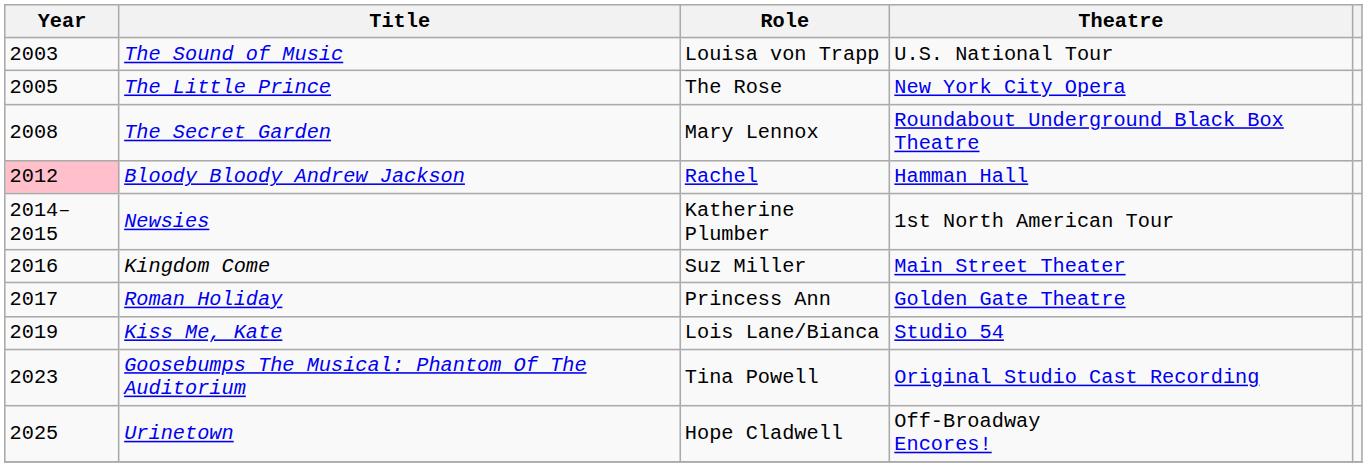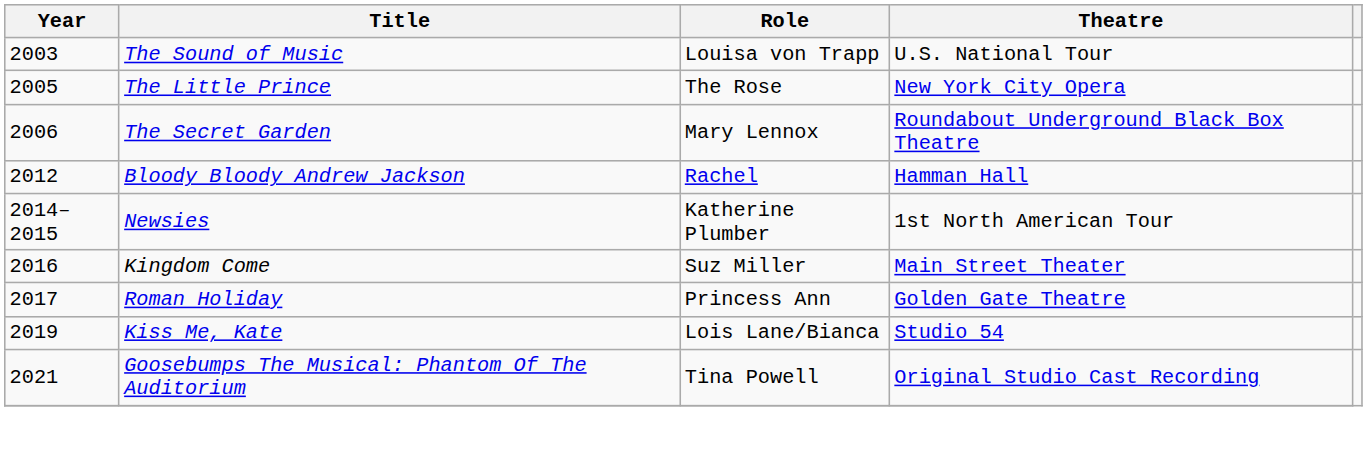(34, 132) 2008 -> (34, 132) 2006
(34, 177) pink background -> (34, 177) no background
(34, 377) 2023 -> (34, 377) 2021
- row: (179, 434)
